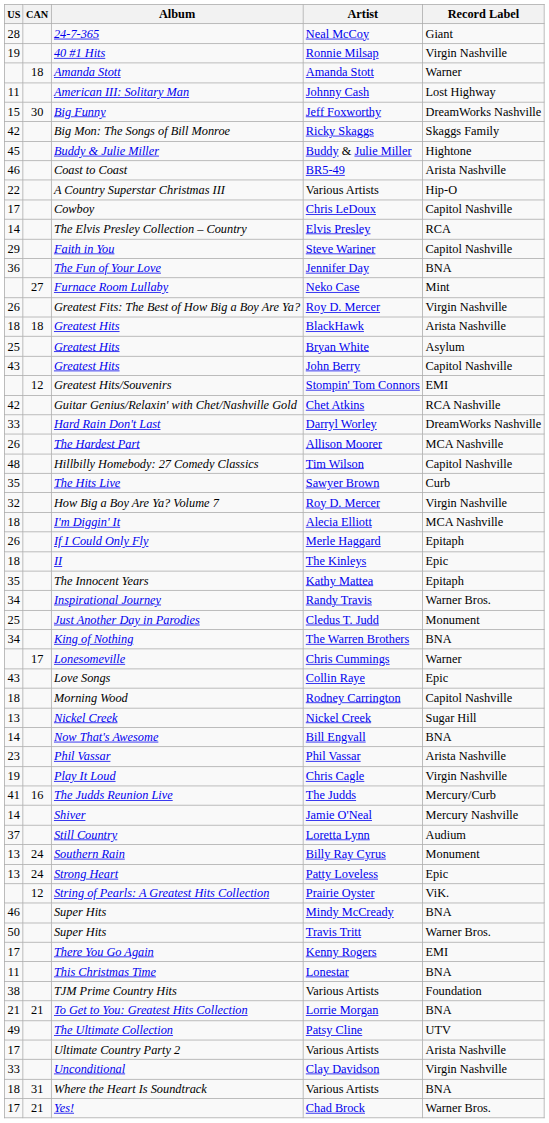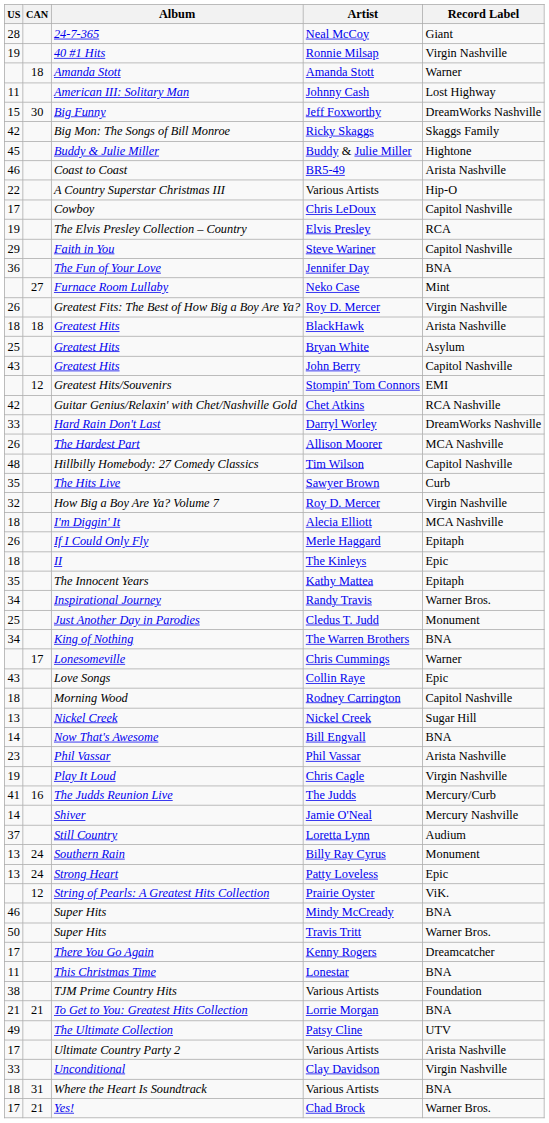(14, 229) 14 -> (14, 229) 19
(437, 952) EMI -> (460, 952) Dreamcatcher
